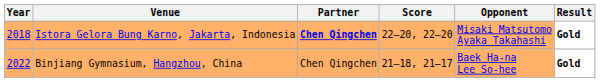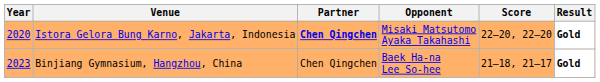columns swapped: (505, 12) <-> (417, 12)
(19, 35) 2018 -> (19, 35) 2020
(19, 63) 2022 -> (19, 63) 2023
